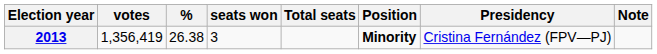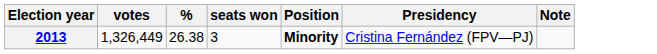- column: (320, 15)
(132, 37) 1,356,419 -> (132, 37) 1,326,449
